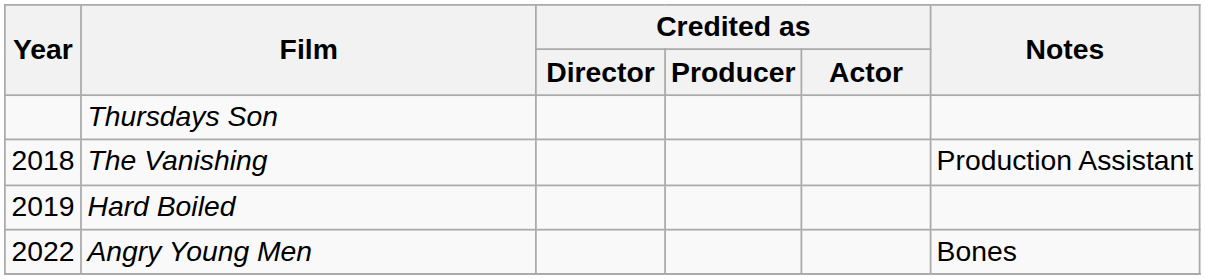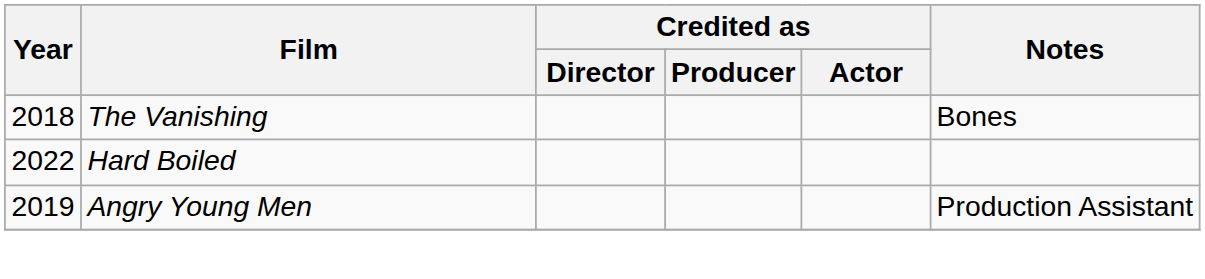- row: (183, 116)
(1065, 161) Production Assistant -> (977, 116) Bones
(43, 206) 2019 -> (43, 161) 2022
(43, 251) 2022 -> (43, 206) 2019
(977, 251) Bones -> (1065, 206) Production Assistant
